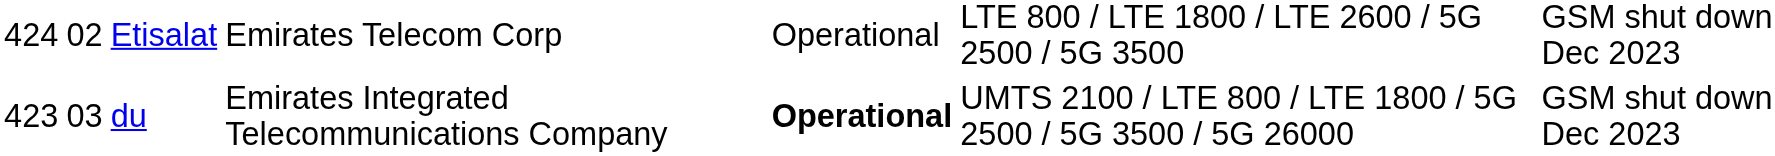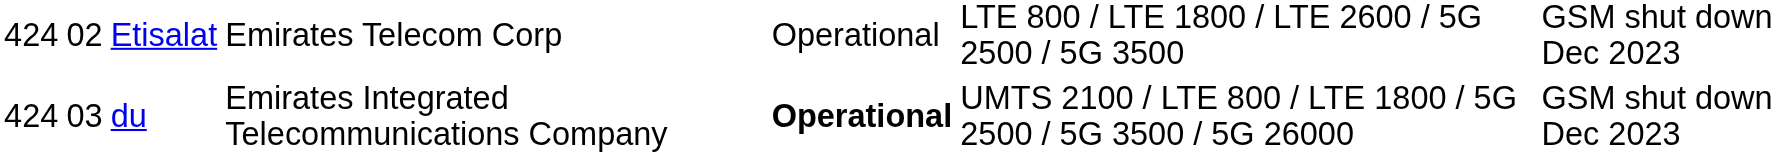(31, 116) 423 -> (31, 116) 424
